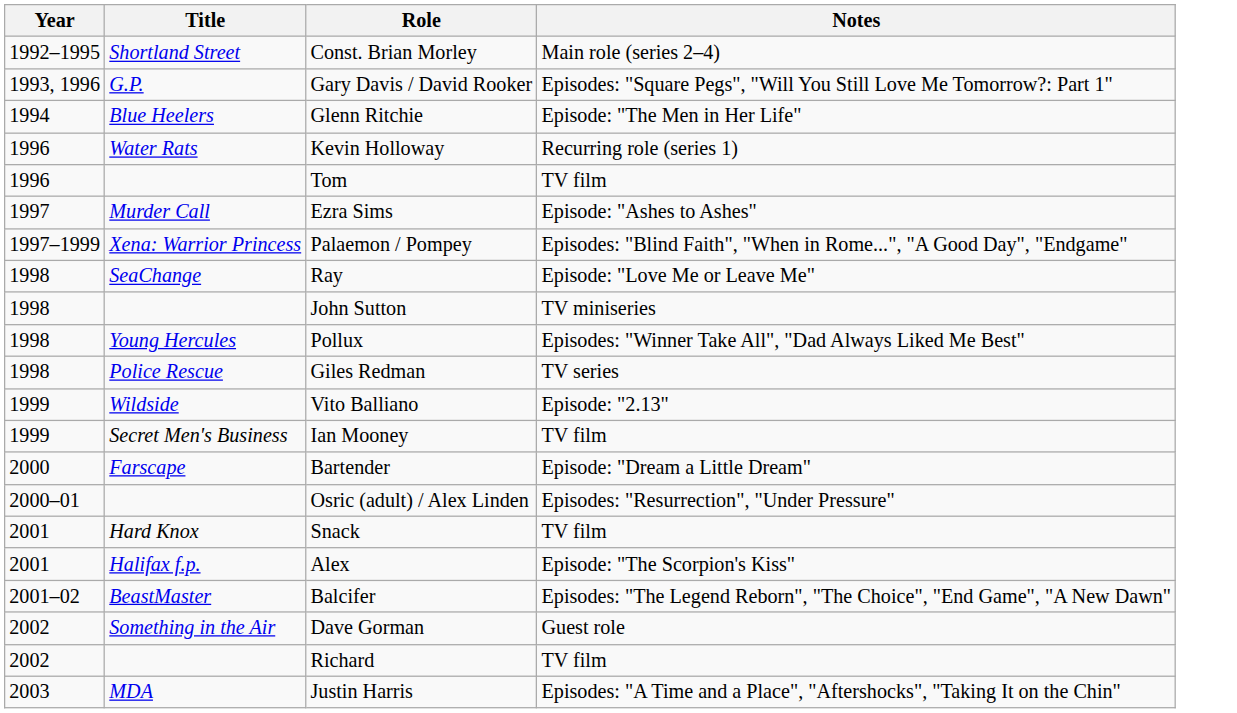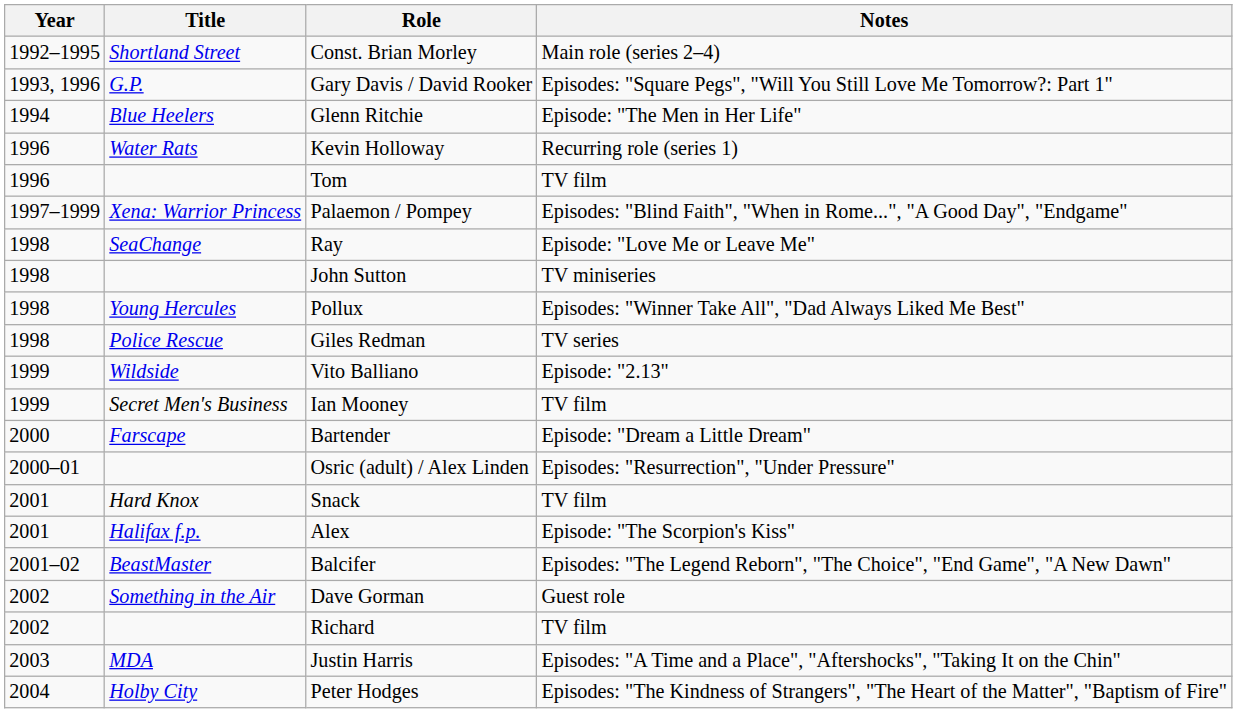- row: (352, 212)
+ row: (365, 691)
